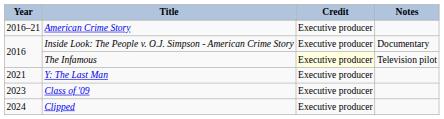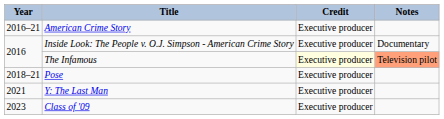(407, 59) no background -> (407, 59) lightsalmon background
+ row: (54, 75)
- row: (60, 107)
